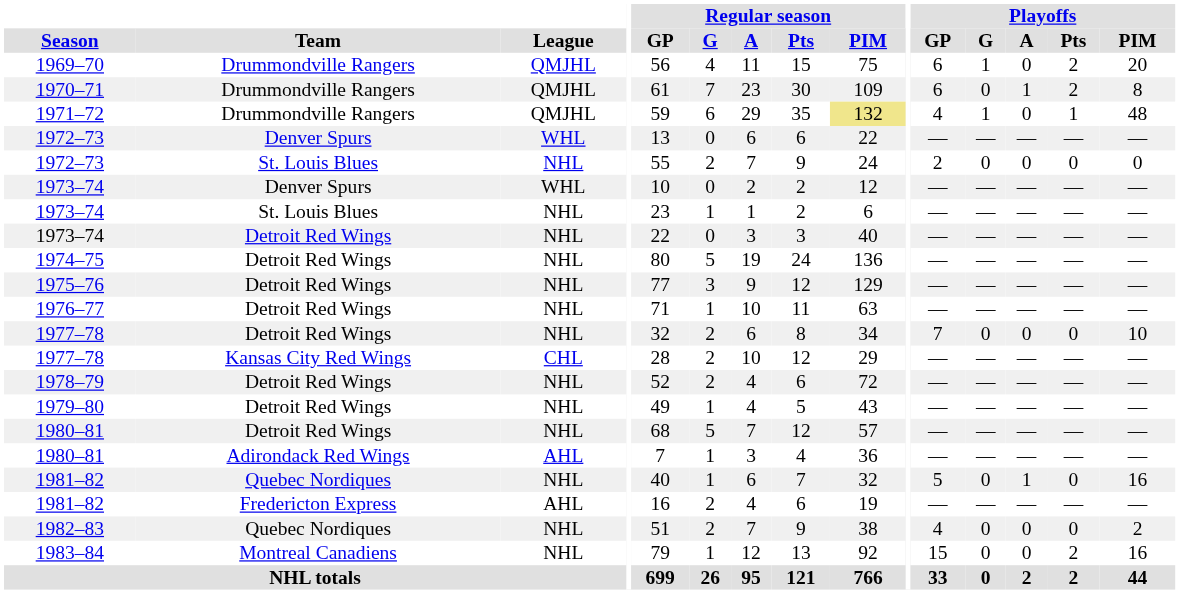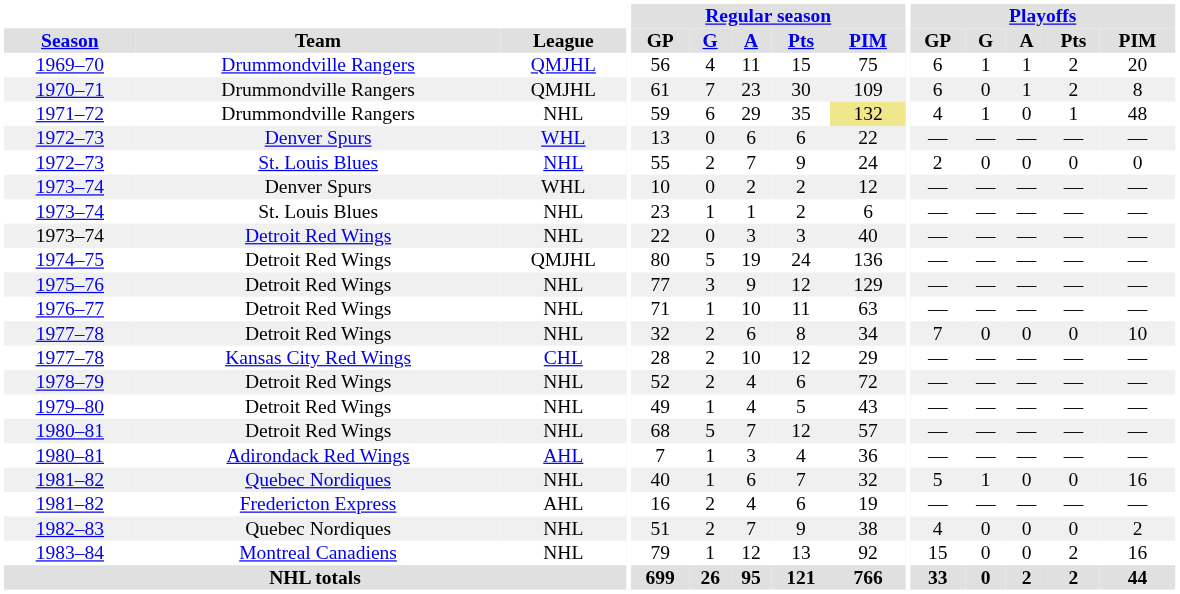(1027, 64) 0 -> (1027, 64) 1
(563, 113) QMJHL -> (563, 113) NHL
(563, 260) NHL -> (563, 260) QMJHL
(986, 479) 0 -> (986, 479) 1
(1027, 479) 1 -> (1027, 479) 0
